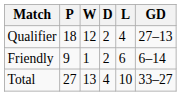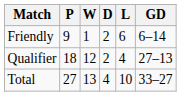rows swapped: (32, 36) <-> (31, 58)
